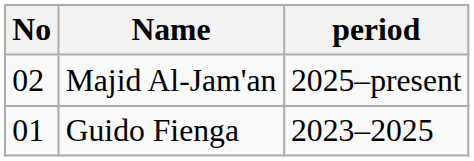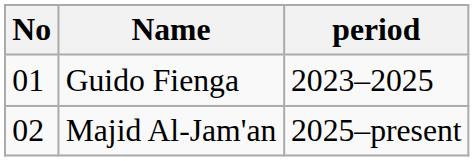rows swapped: (152, 130) <-> (171, 79)
